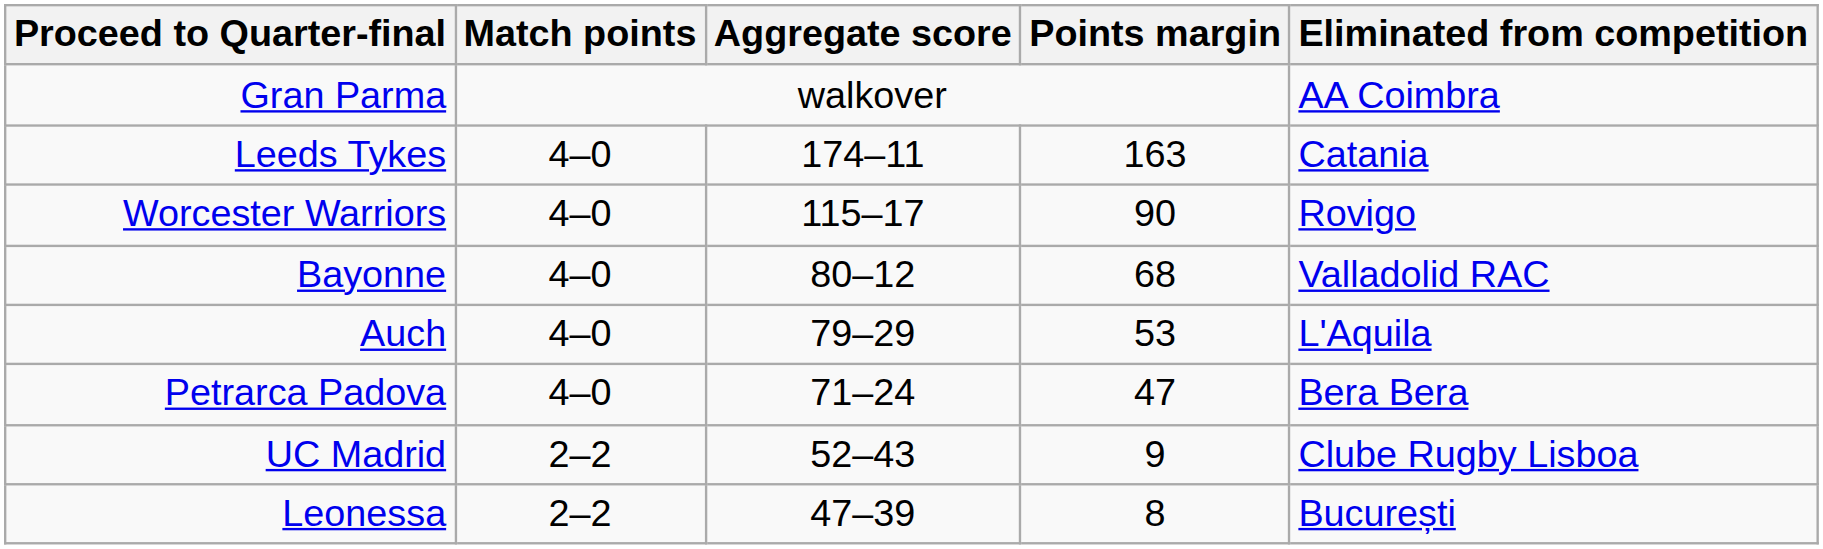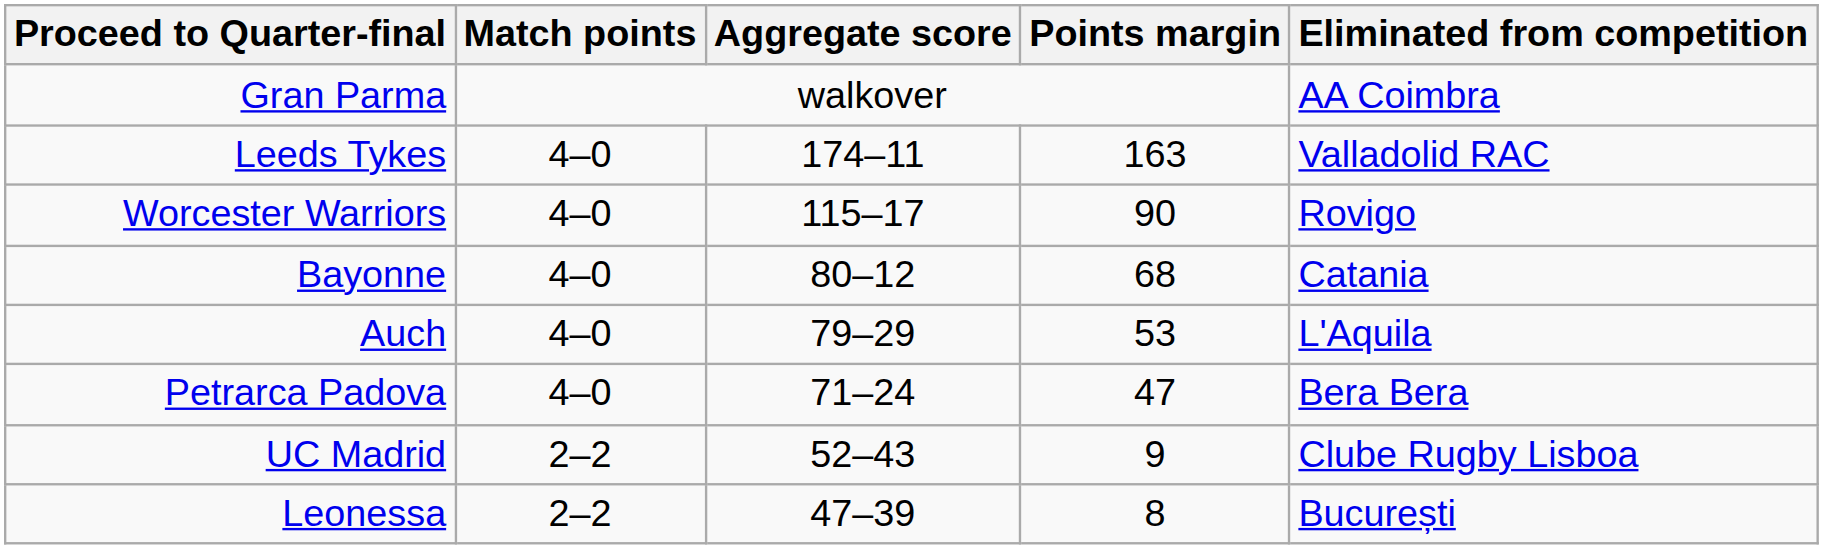(1363, 154) Catania -> (1424, 154) Valladolid RAC
(1424, 273) Valladolid RAC -> (1363, 273) Catania
